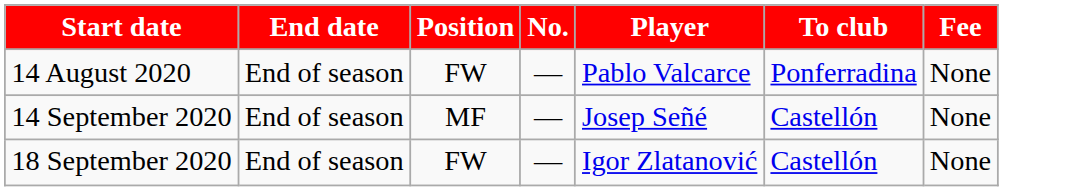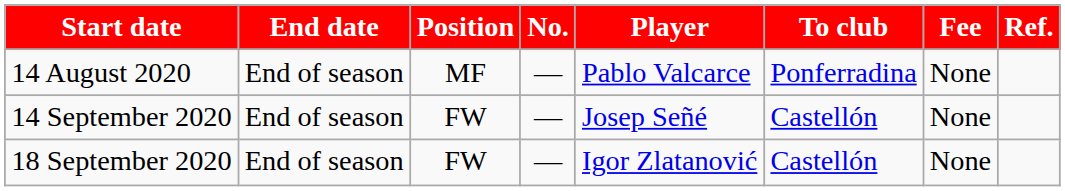+ column: (1029, 26)
(465, 71) FW -> (465, 71) MF
(465, 116) MF -> (465, 116) FW
